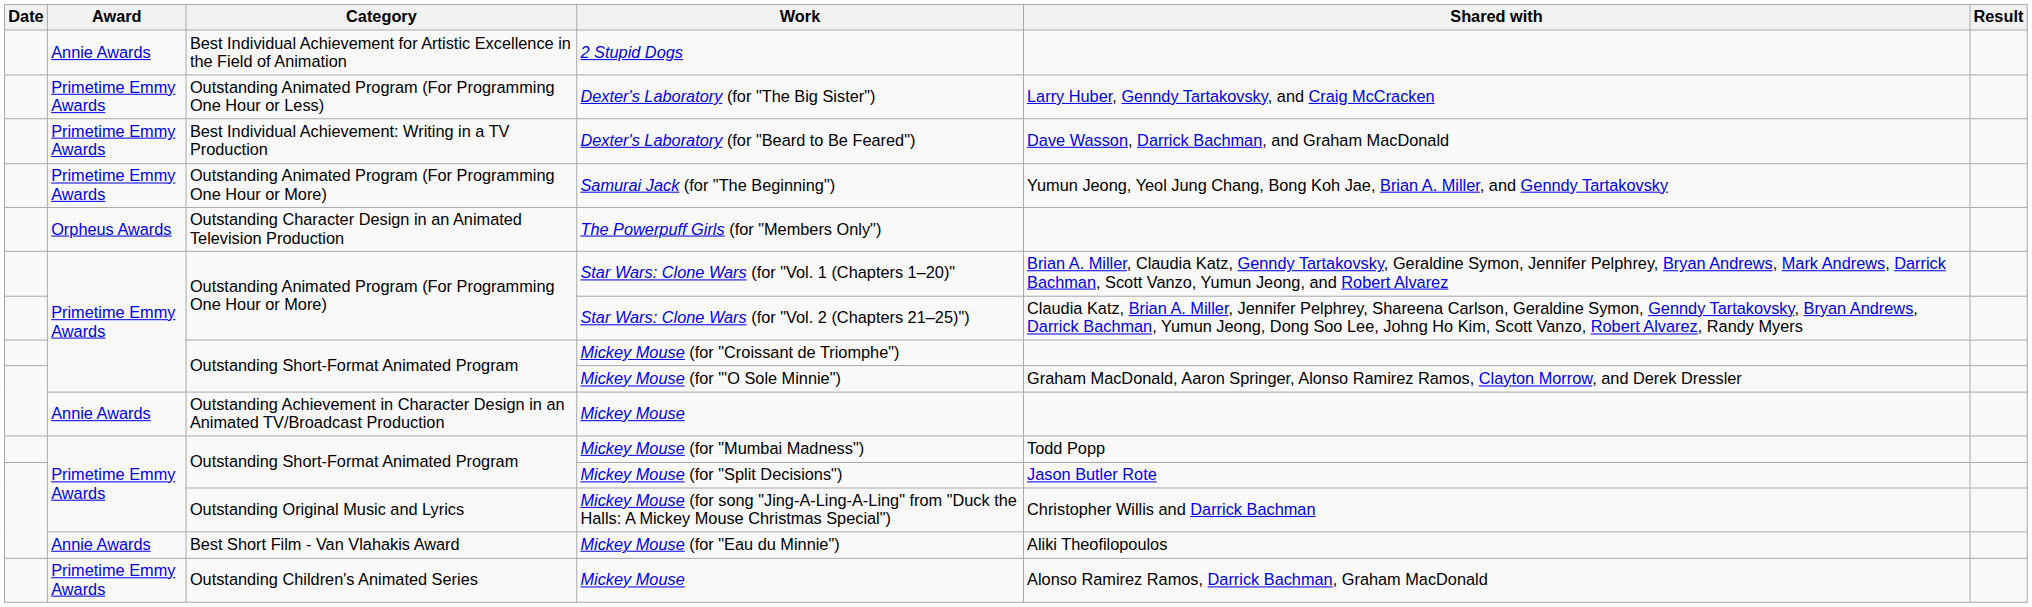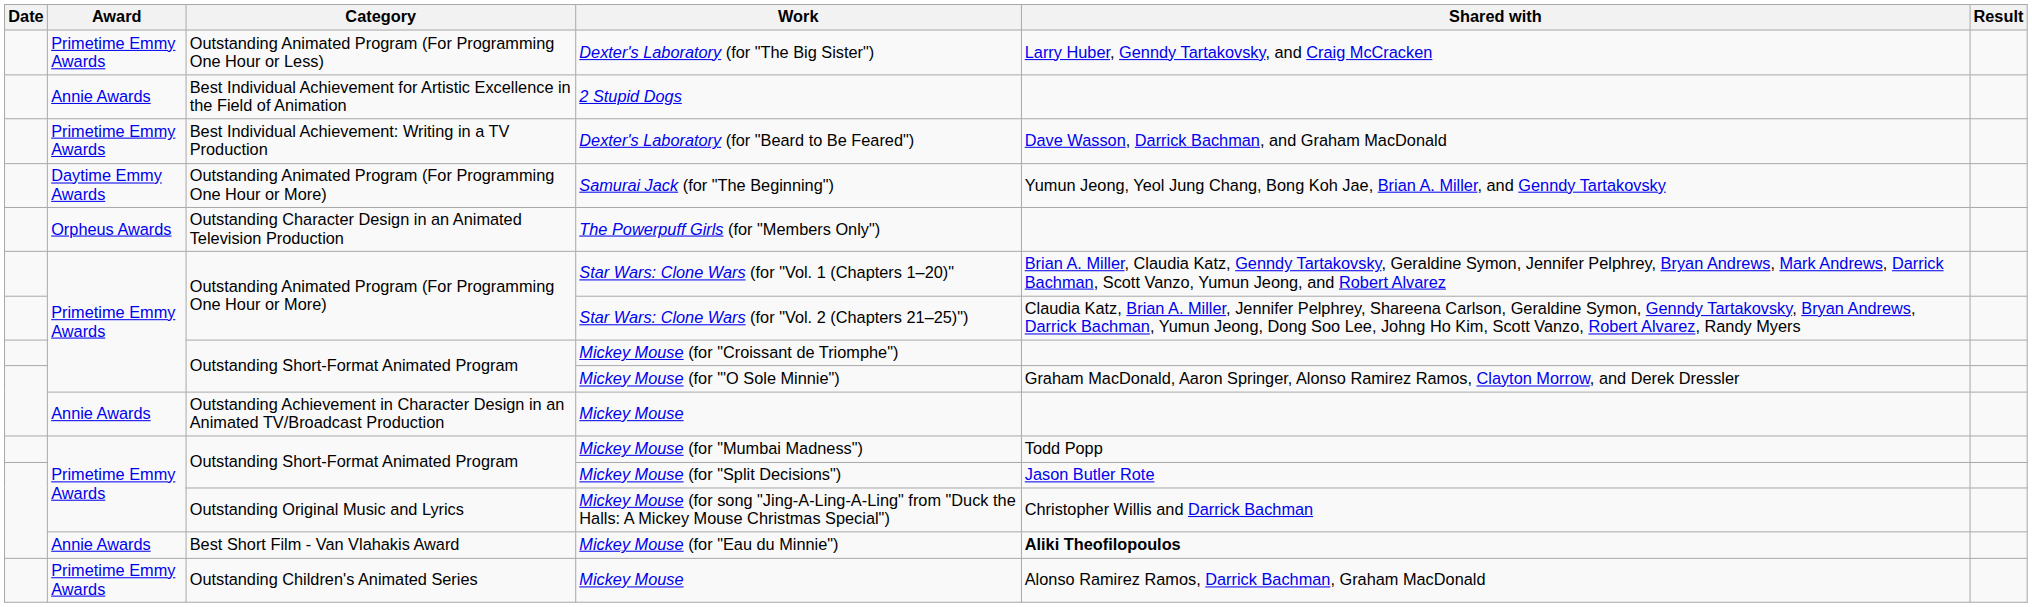rows swapped: (380, 52) <-> (372, 96)
(113, 185) Primetime Emmy Awards -> (106, 185) Daytime Emmy Awards
(1097, 545) normal -> (1103, 545) bold
